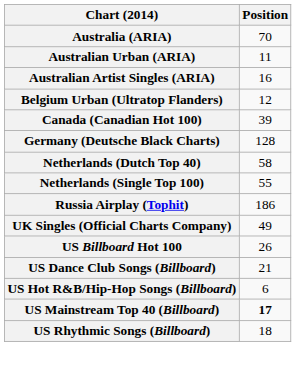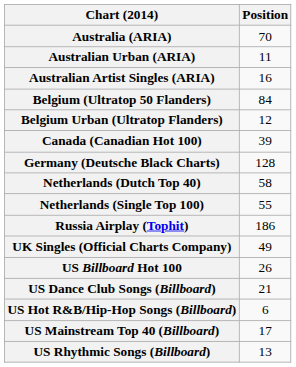+ row: (122, 99)
(265, 309) bold -> (265, 330) normal
(265, 330) 18 -> (265, 352) 13
